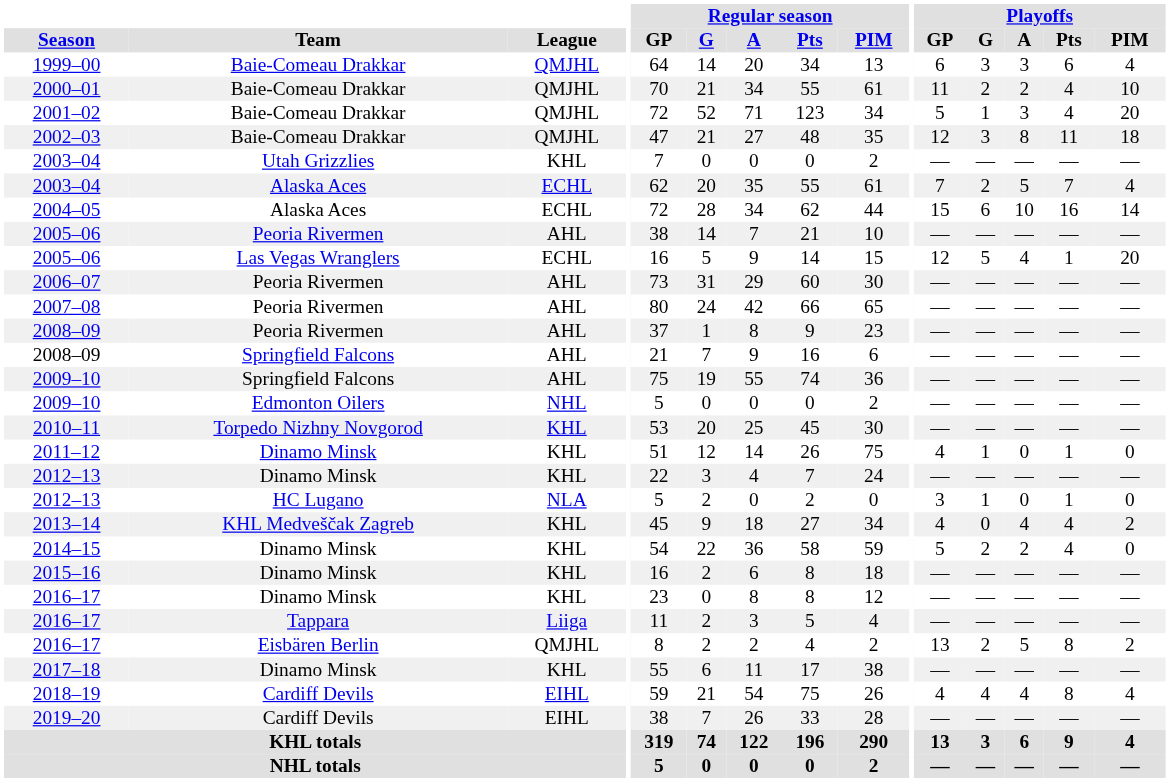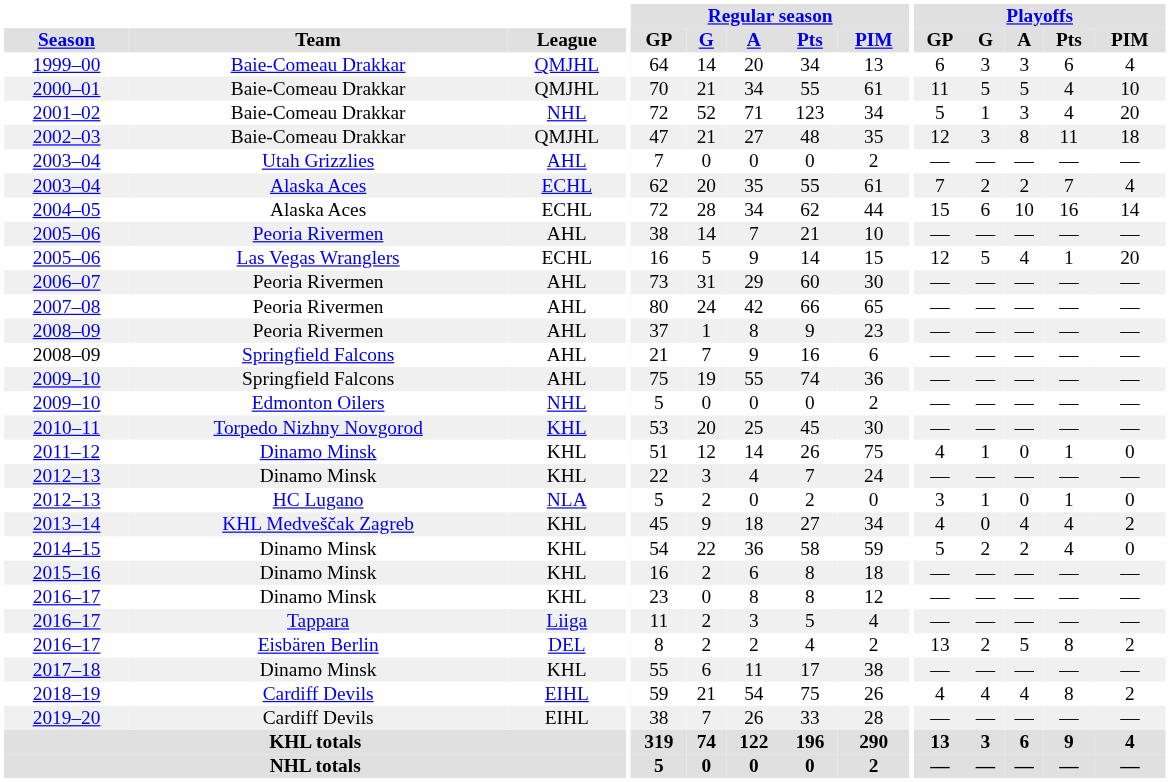(985, 88) 2 -> (985, 88) 5
(1024, 88) 2 -> (1024, 88) 5
(567, 112) QMJHL -> (567, 112) NHL
(567, 161) KHL -> (567, 161) AHL
(1024, 185) 5 -> (1024, 185) 2
(567, 645) QMJHL -> (567, 645) DEL
(1130, 693) 4 -> (1130, 693) 2
